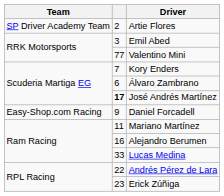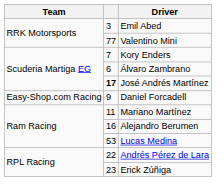- row: (152, 25)
(119, 155) 33 -> (111, 140) 53
